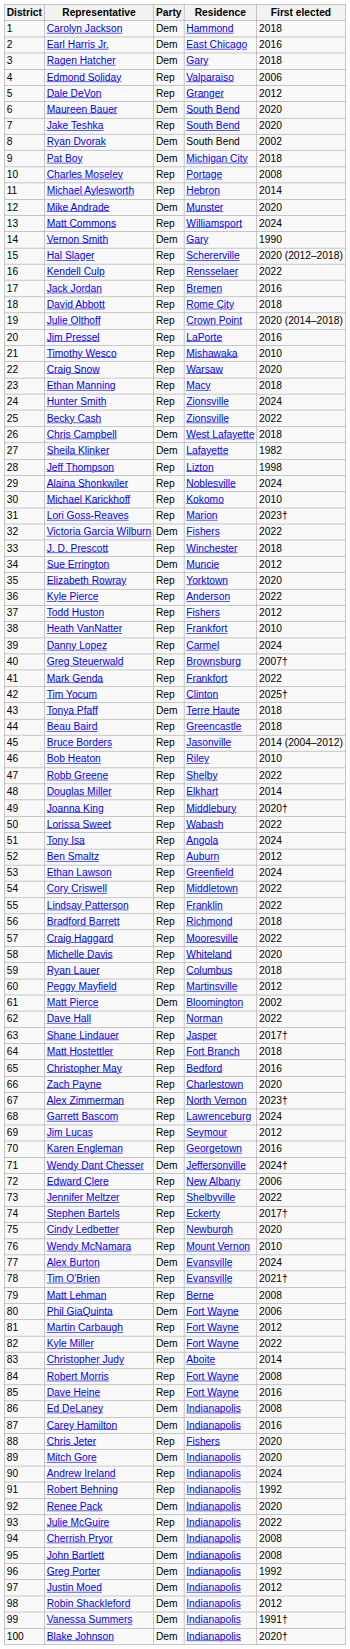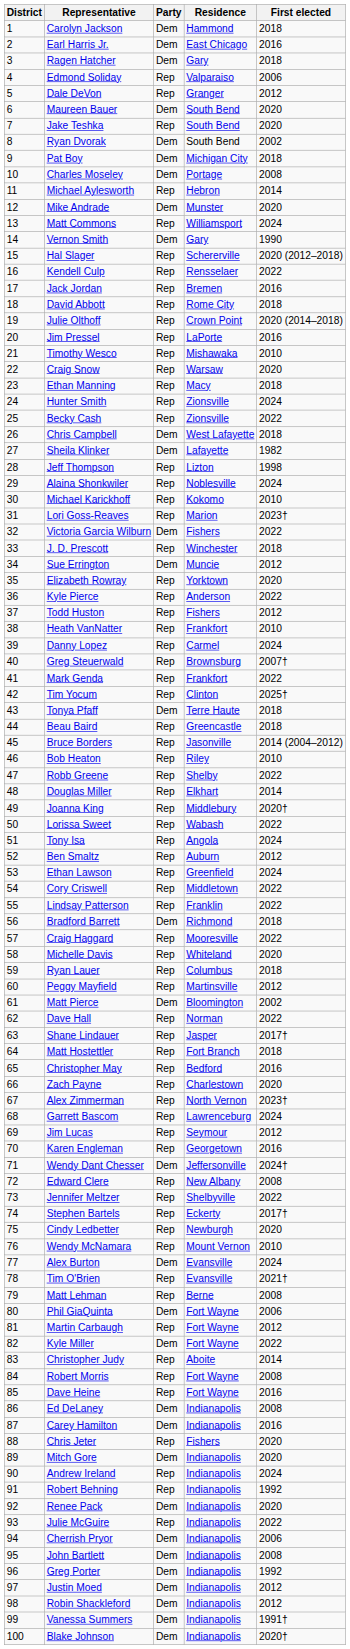(165, 175) Rep -> (167, 175) Dem
(165, 922) Rep -> (167, 922) Dem
(270, 1181) 2006 -> (270, 1181) 2008
(270, 1539) 2008 -> (270, 1539) 2006
